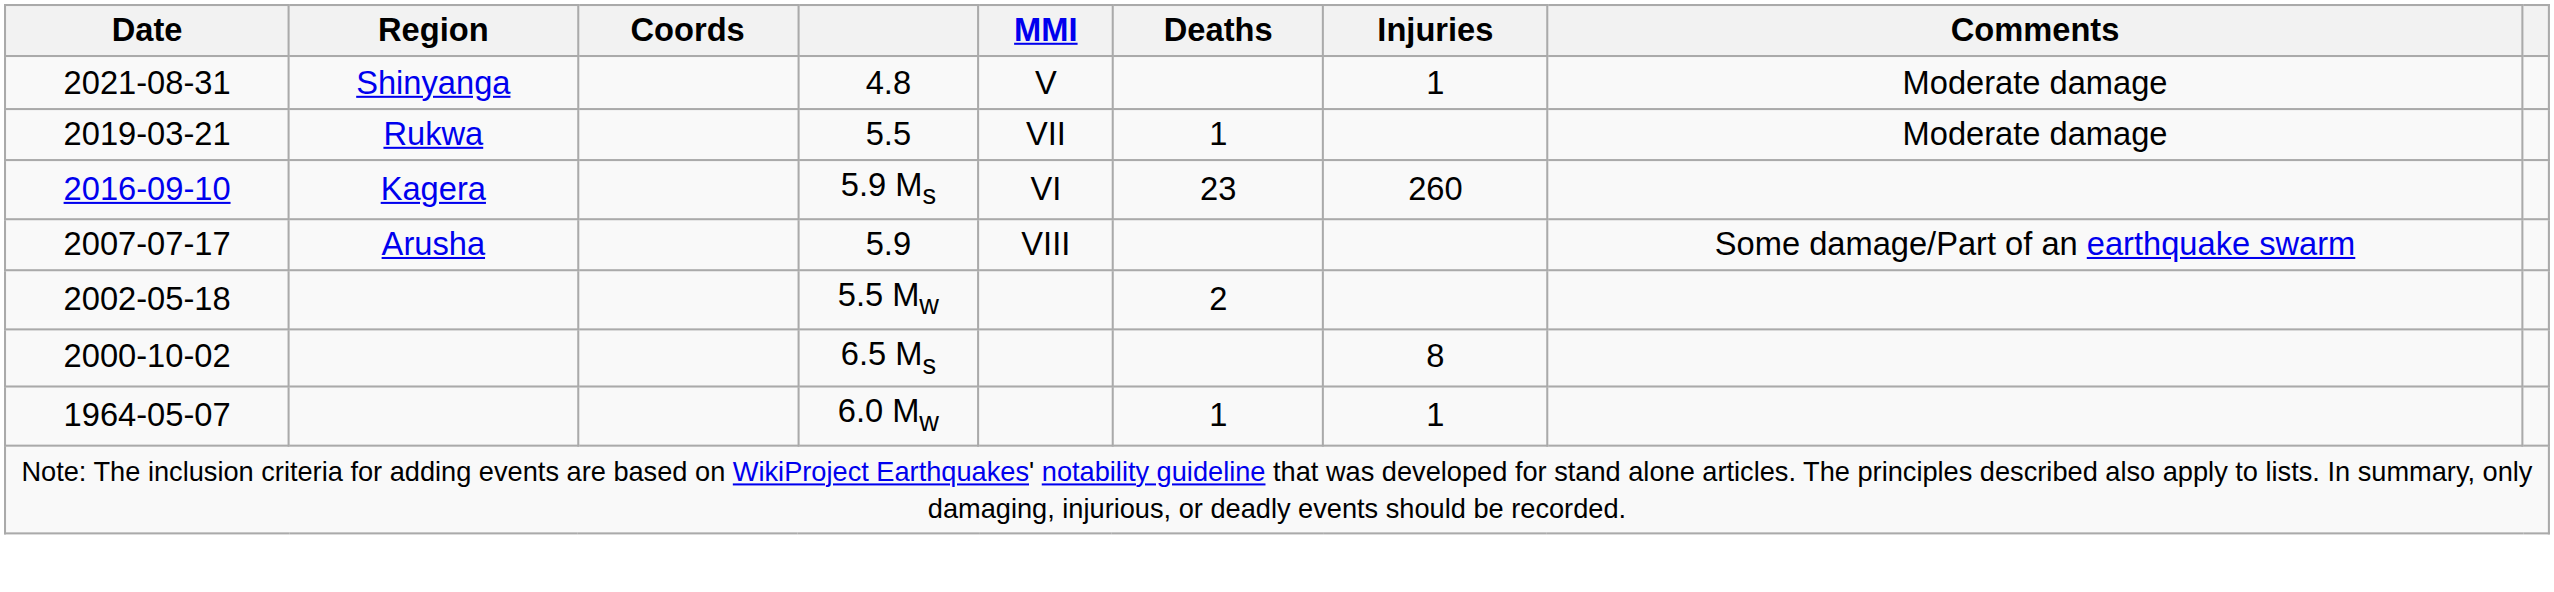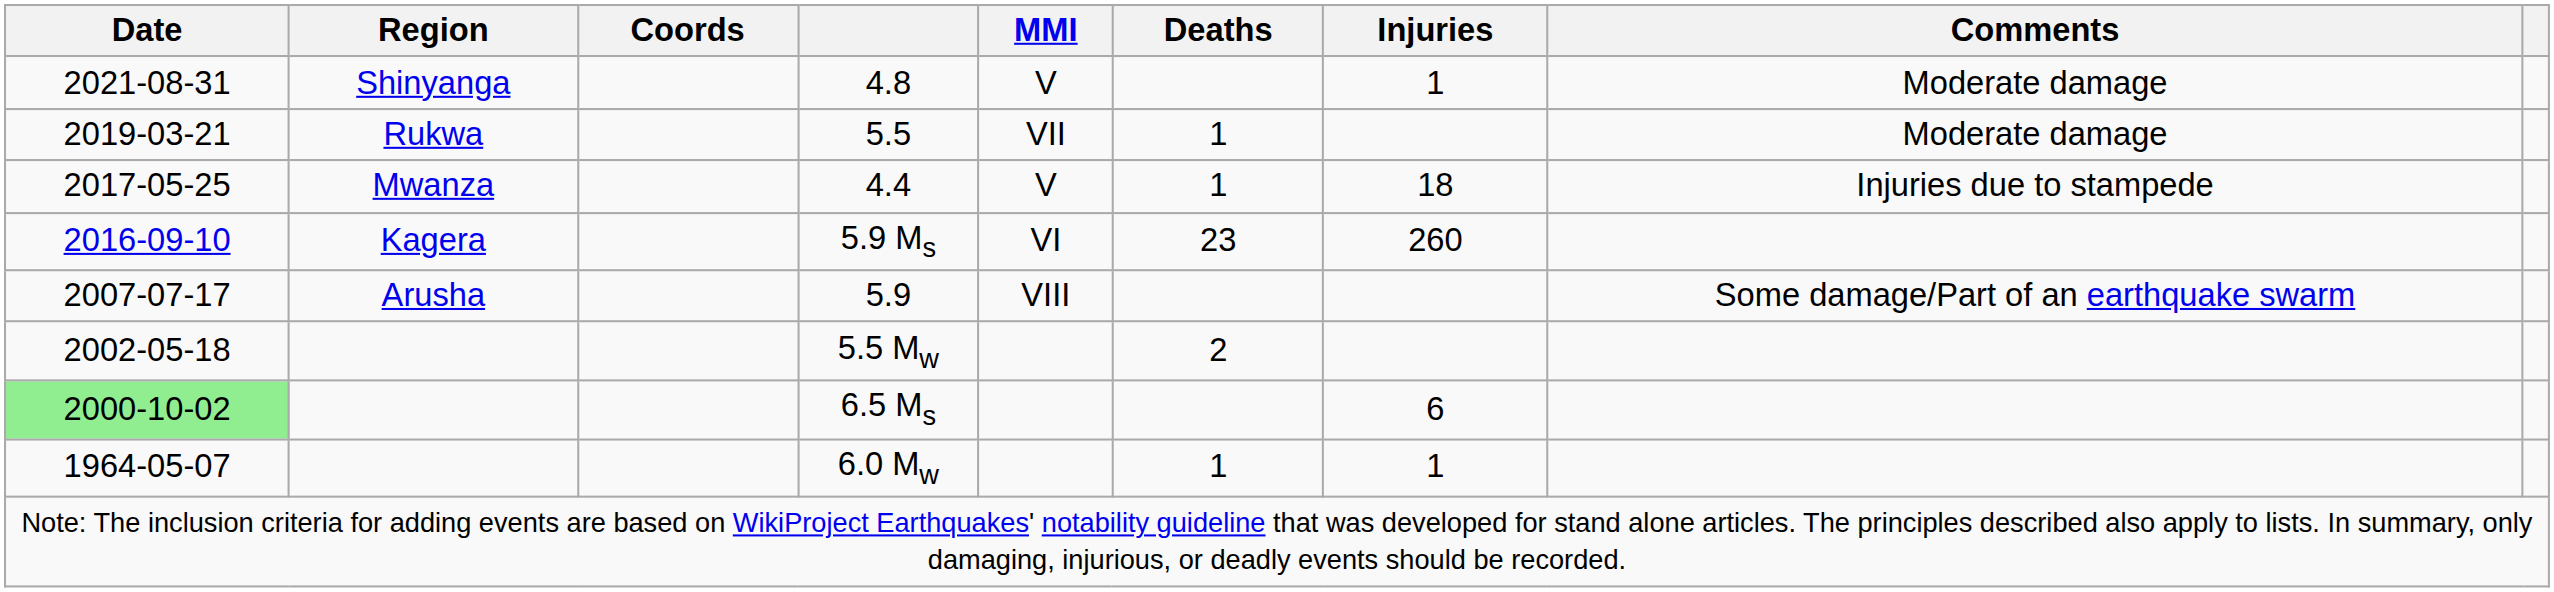+ row: (888, 185)
(147, 357) no background -> (147, 408) lightgreen background
(1435, 357) 8 -> (1435, 408) 6
